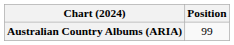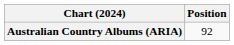(207, 31) 99 -> (207, 31) 92
